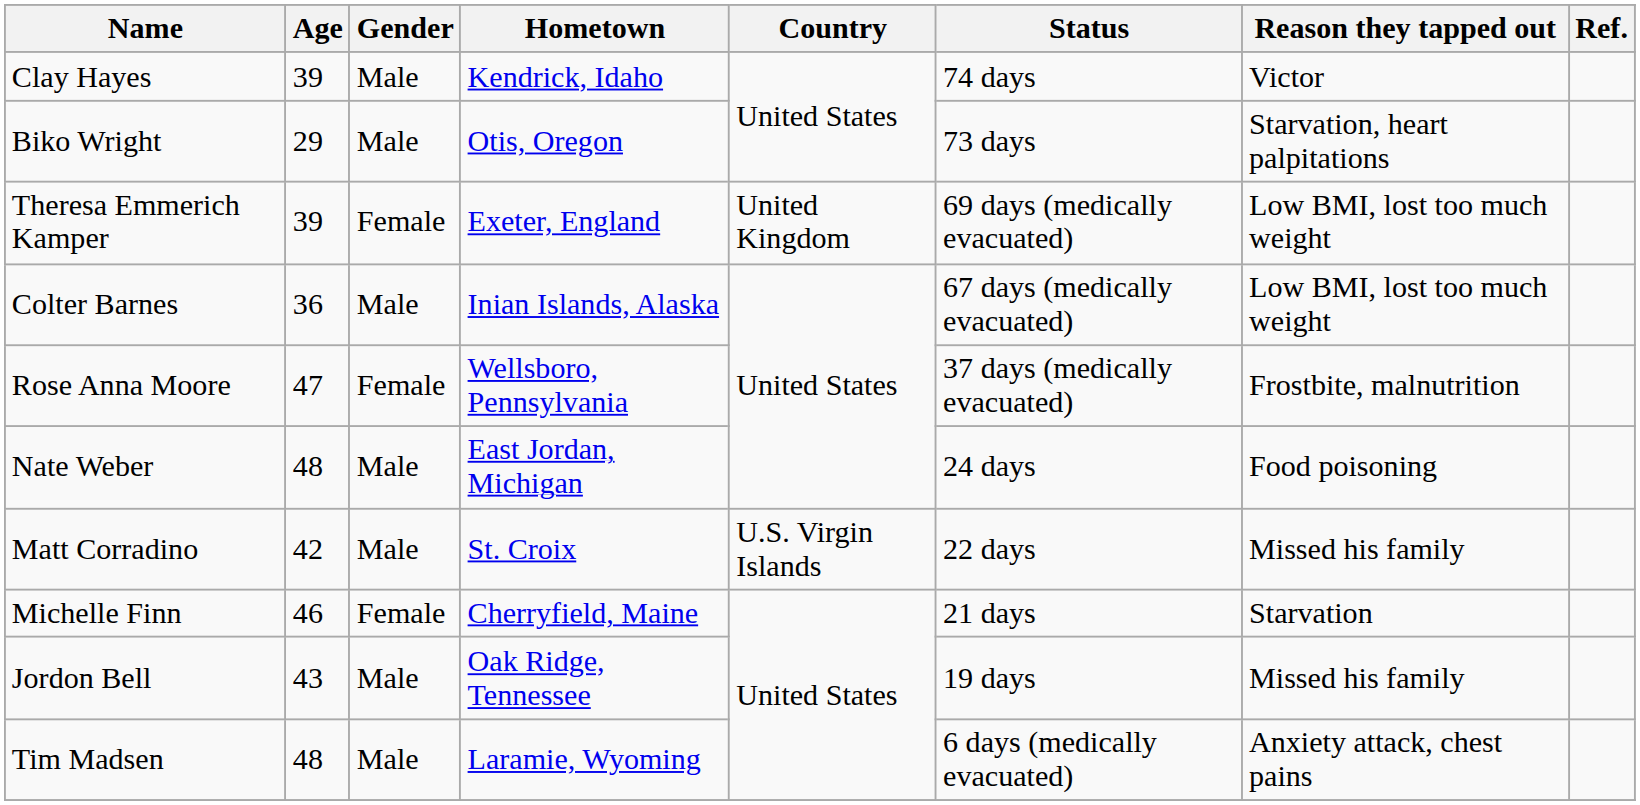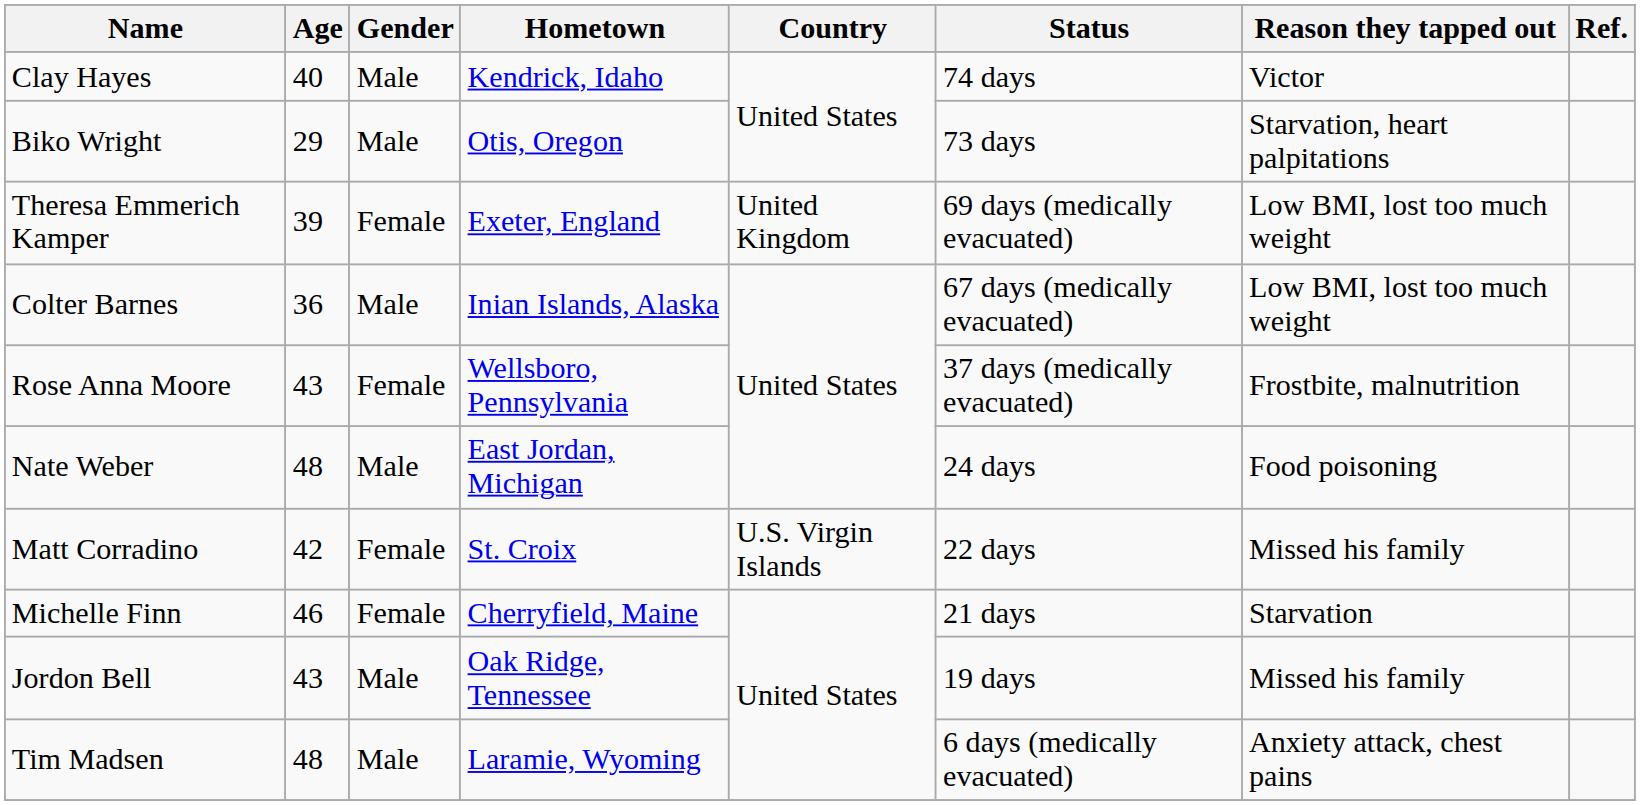(308, 76) 39 -> (308, 76) 40
(308, 385) 47 -> (308, 385) 43
(388, 548) Male -> (401, 548) Female
